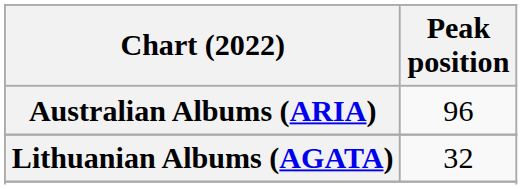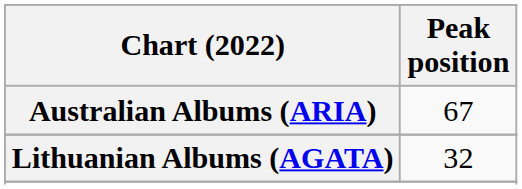(458, 109) 96 -> (458, 109) 67
